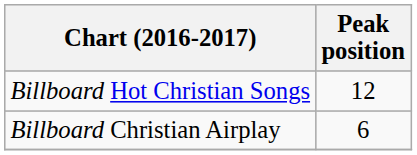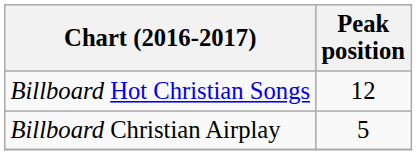(363, 129) 6 -> (363, 129) 5
